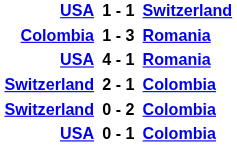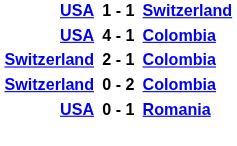- row: (118, 35)
(177, 60) Romania -> (179, 35) Colombia
(179, 134) Colombia -> (177, 109) Romania
